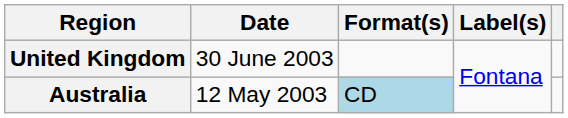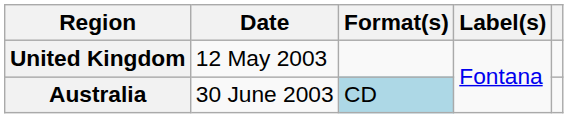(265, 58) 30 June 2003 -> (262, 58) 12 May 2003
(262, 94) 12 May 2003 -> (265, 94) 30 June 2003
